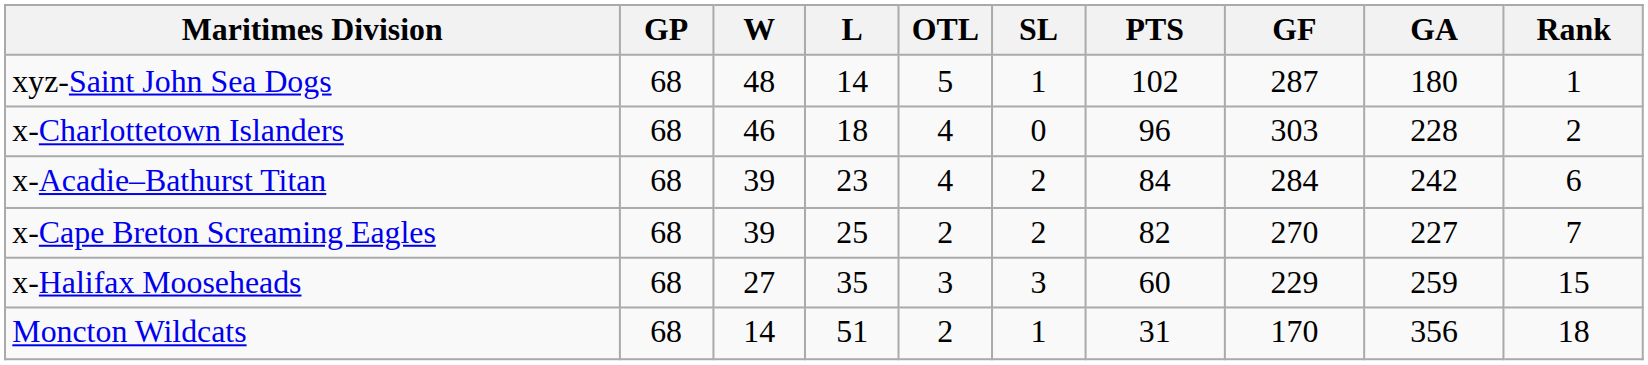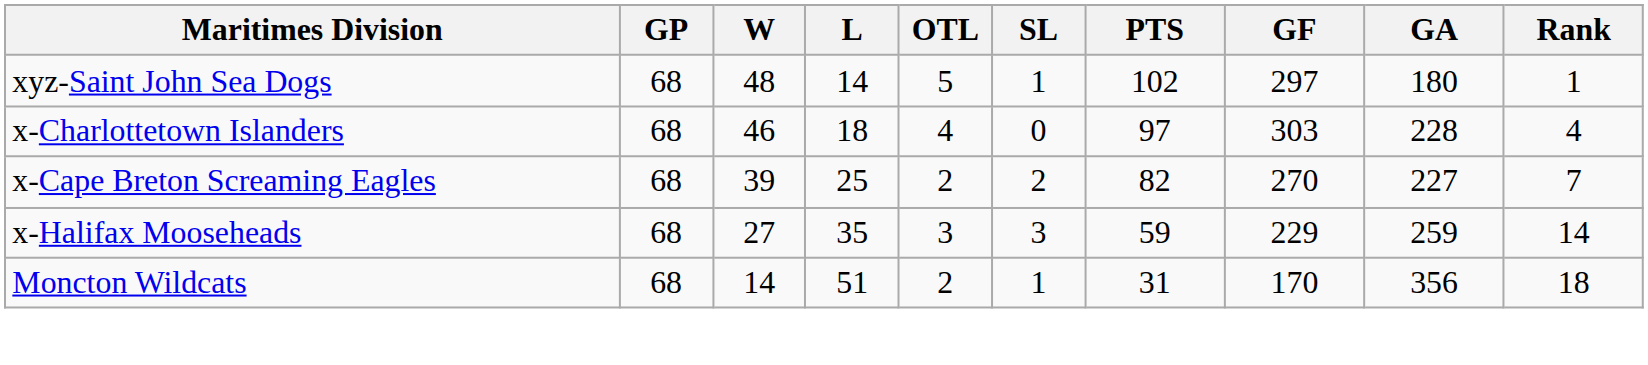(1294, 80) 287 -> (1294, 80) 297
(1155, 130) 96 -> (1155, 130) 97
(1574, 130) 2 -> (1574, 130) 4
- row: (169, 181)
(1155, 282) 60 -> (1155, 231) 59
(1574, 282) 15 -> (1574, 231) 14
